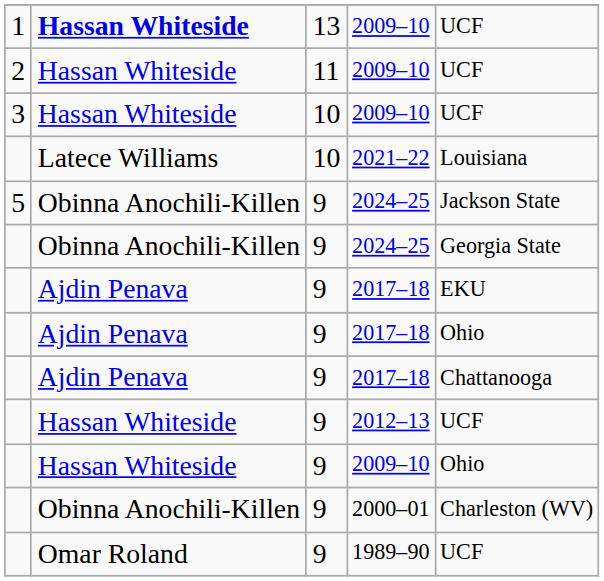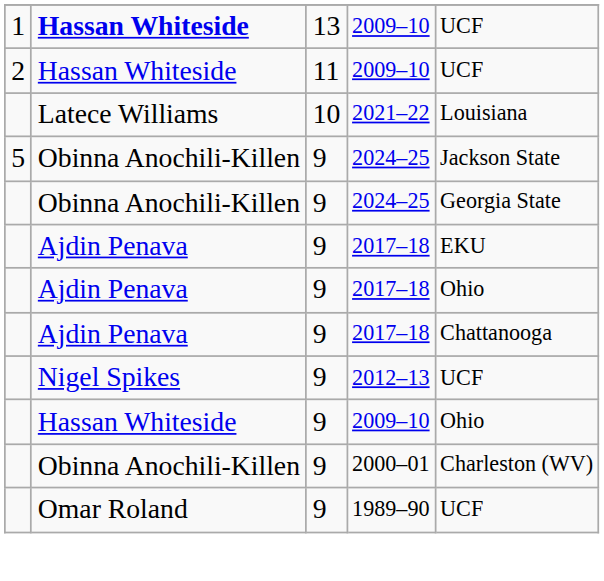- row: (18, 114)
(137, 421) Hassan Whiteside -> (109, 377) Nigel Spikes
